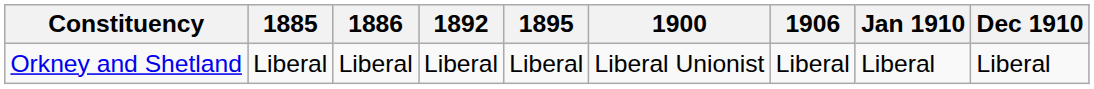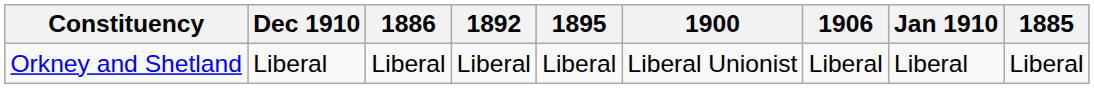columns swapped: (290, 24) <-> (1030, 24)
